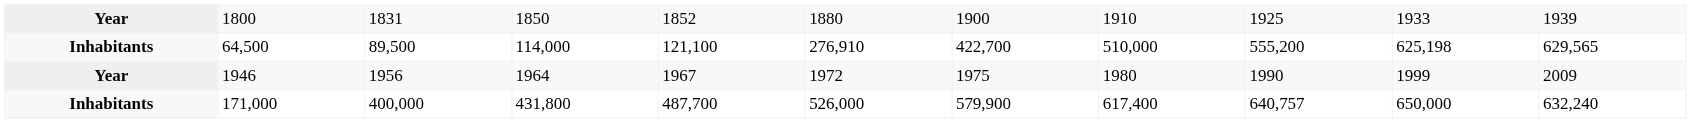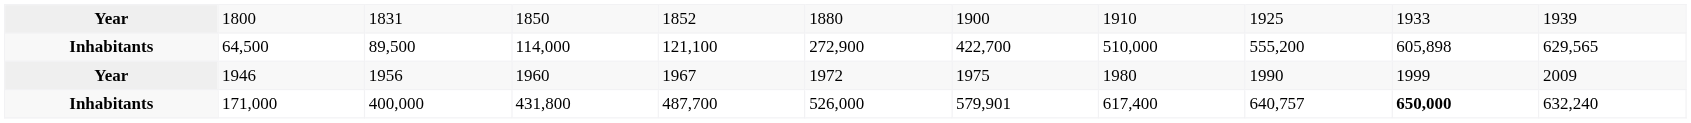(837, 46) 276,910 -> (837, 46) 272,900
(1424, 46) 625,198 -> (1424, 46) 605,898
(533, 75) 1964 -> (533, 75) 1960
(983, 103) 579,900 -> (983, 103) 579,901
(1424, 103) normal -> (1424, 103) bold
